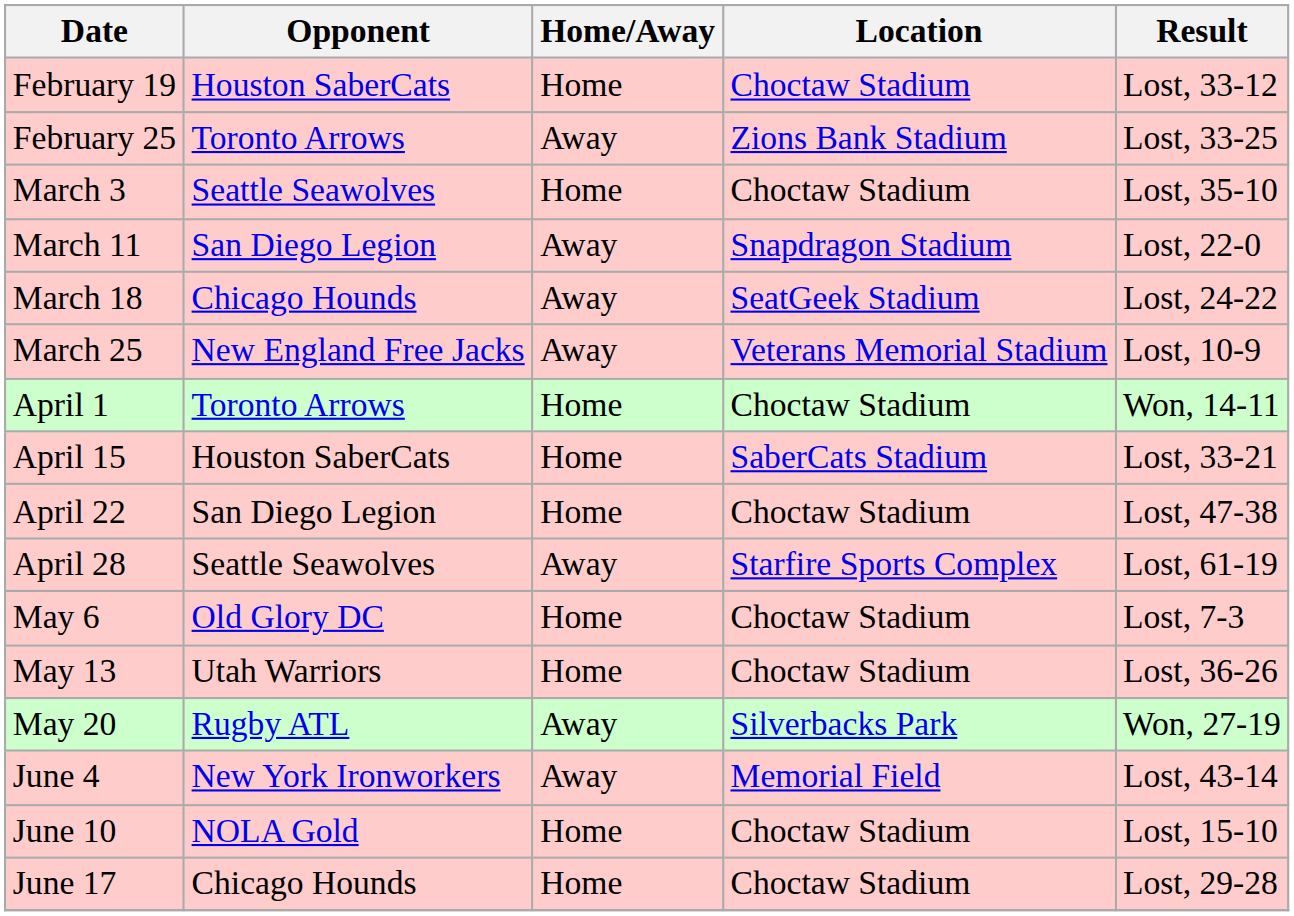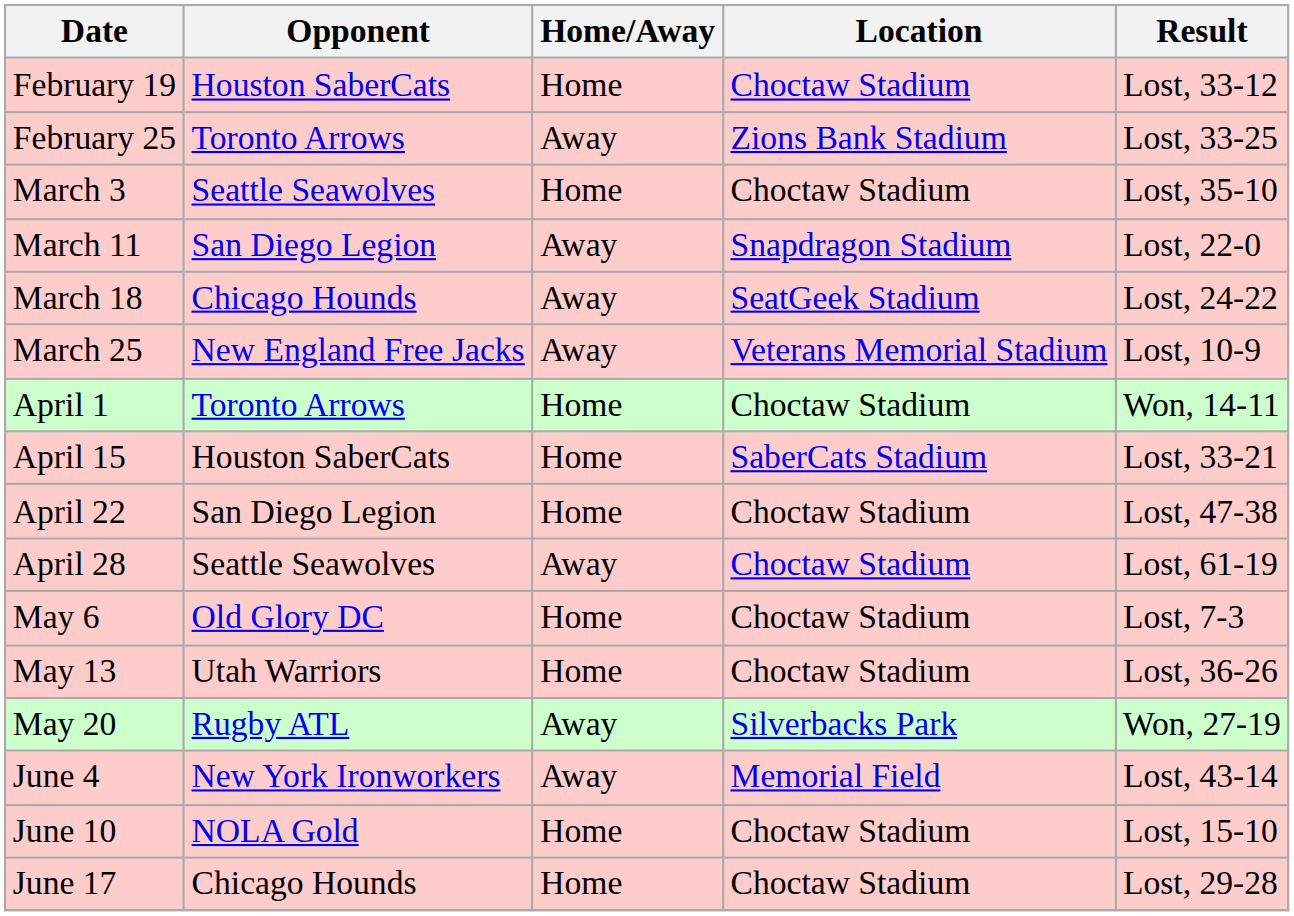(894, 564) Starfire Sports Complex -> (850, 564) Choctaw Stadium
